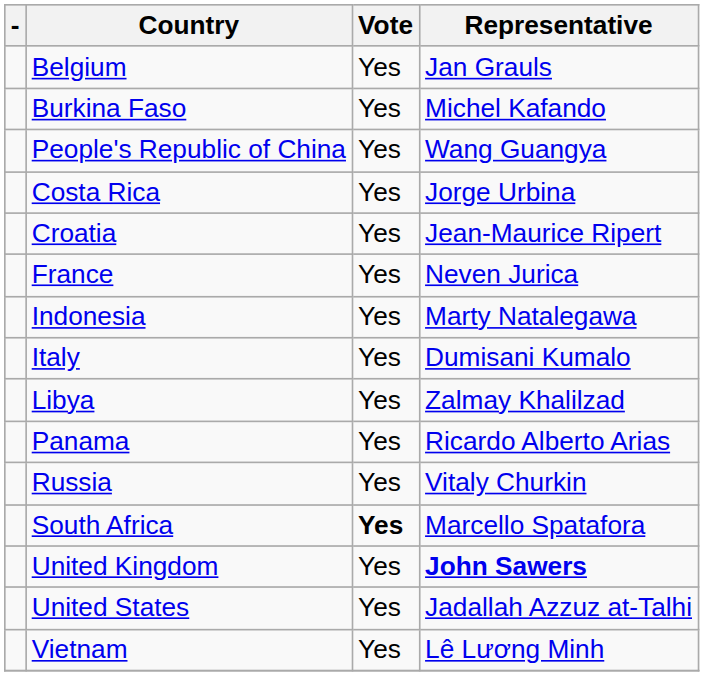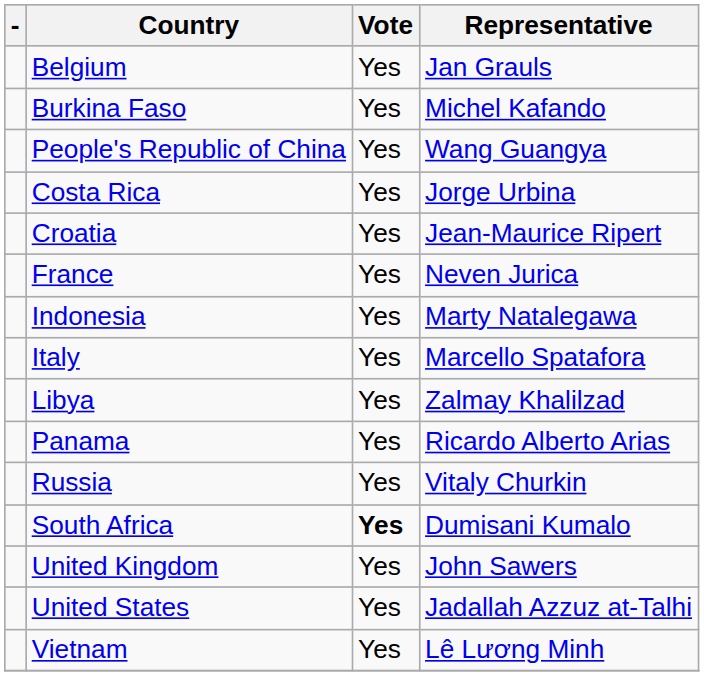(528, 358) Dumisani Kumalo -> (535, 358) Marcello Spatafora
(535, 524) Marcello Spatafora -> (528, 524) Dumisani Kumalo
(506, 566) bold -> (501, 566) normal
